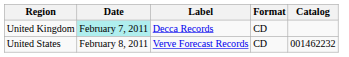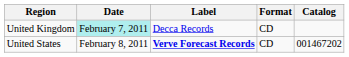(201, 44) normal -> (204, 44) bold
(313, 44) 001462232 -> (319, 44) 001467202
